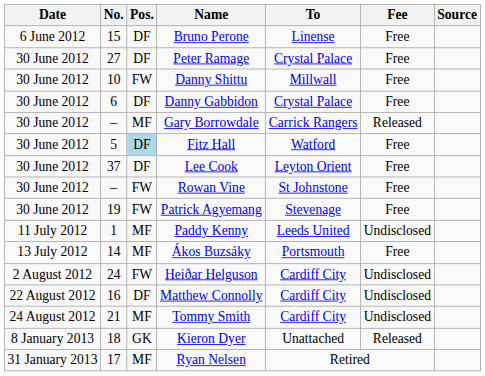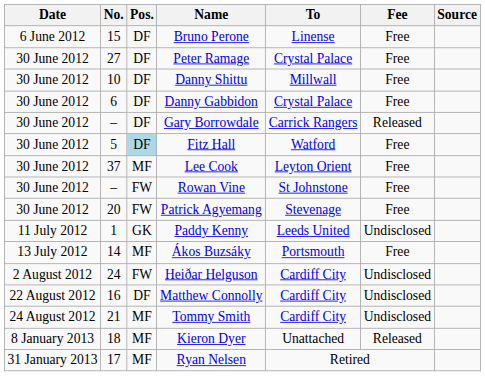(142, 79) FW -> (142, 79) DF
(142, 123) MF -> (142, 123) DF
(142, 166) DF -> (142, 166) MF
(114, 209) 19 -> (114, 209) 20
(142, 230) MF -> (142, 230) GK
(142, 338) GK -> (142, 338) MF
